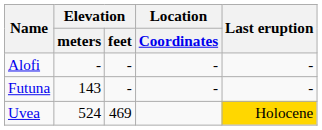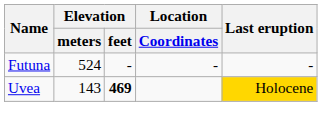- row: (24, 64)
(90, 88) 143 -> (90, 64) 524
(90, 112) 524 -> (90, 88) 143
(120, 112) normal -> (120, 88) bold
